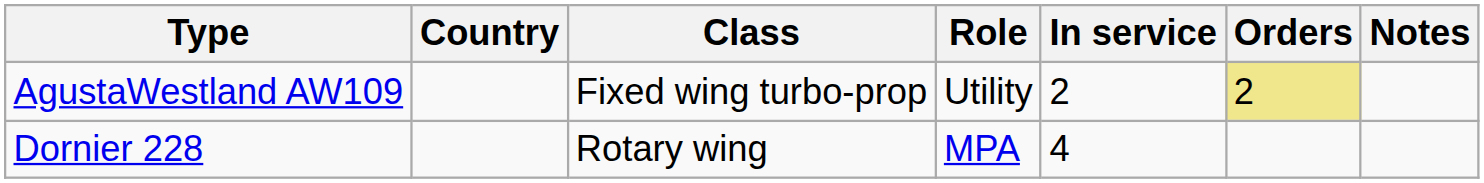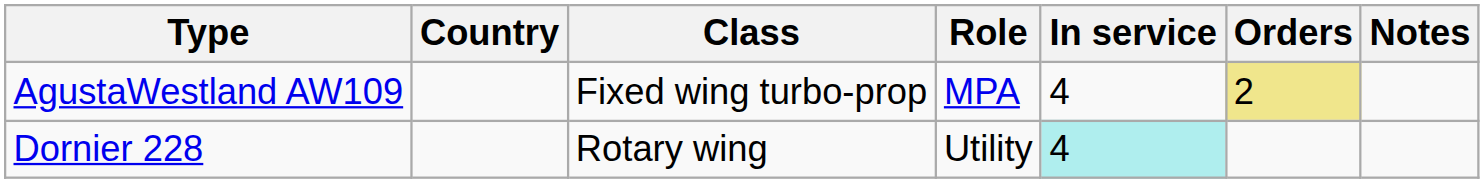(988, 90) Utility -> (982, 90) MPA
(1060, 90) 2 -> (1060, 90) 4
(982, 148) MPA -> (988, 148) Utility
(1060, 148) no background -> (1060, 148) paleturquoise background
